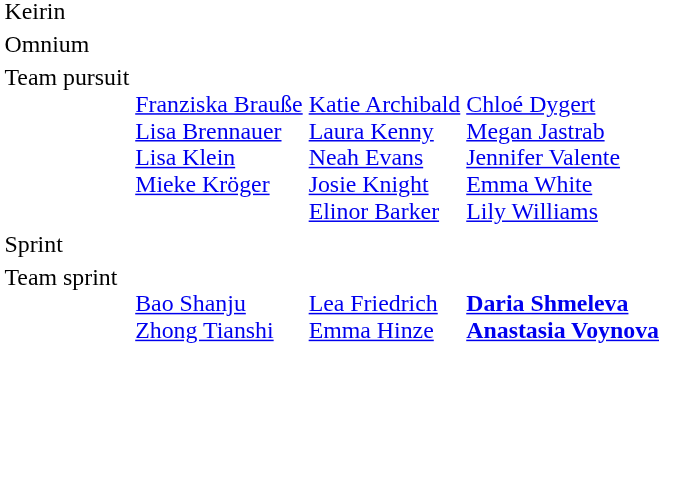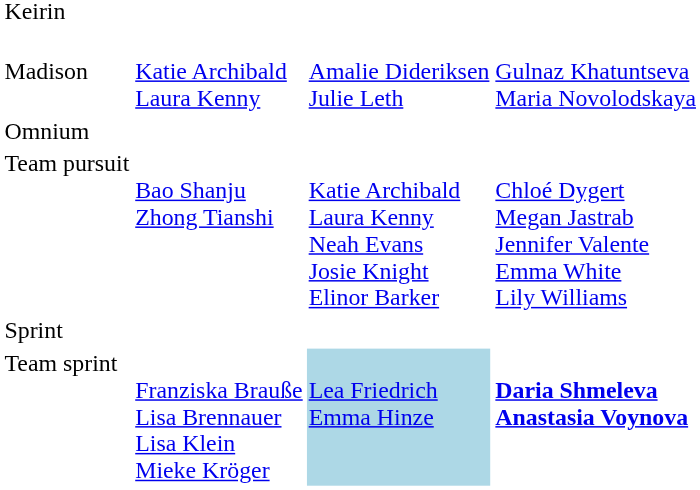+ row: (46, 71)
(219, 144) Franziska Brauße Lisa Brennauer Lisa Klein Mieke Kröger -> (204, 203) Bao Shanju Zhong Tianshi
(204, 317) Bao Shanju Zhong Tianshi -> (219, 430) Franziska Brauße Lisa Brennauer Lisa Klein Mieke Kröger
(373, 317) no background -> (373, 403) lightblue background
